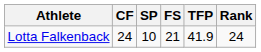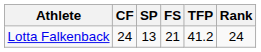(149, 37) 10 -> (149, 37) 13
(200, 37) 41.9 -> (200, 37) 41.2
